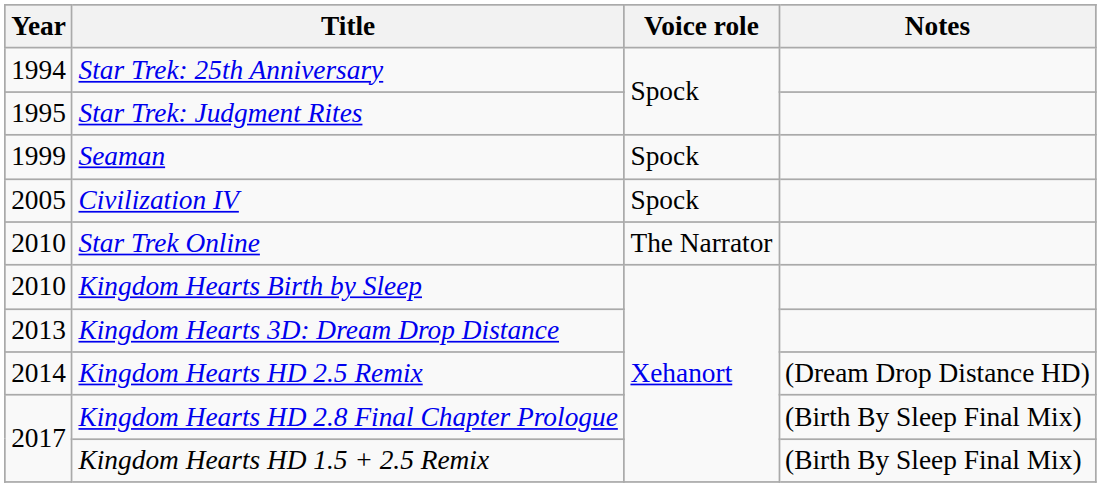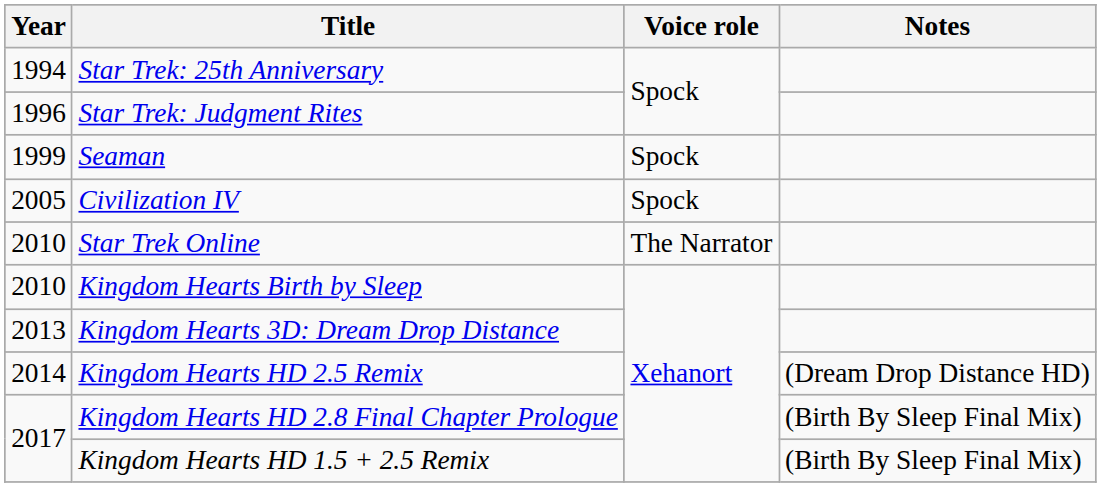(39, 112) 1995 -> (39, 112) 1996
